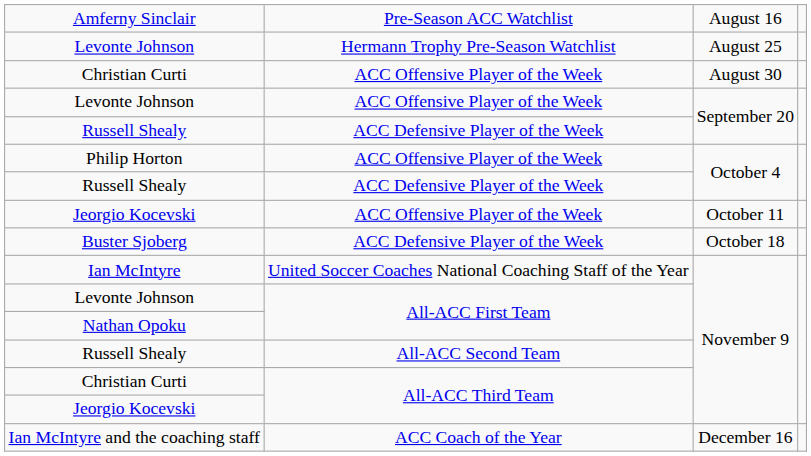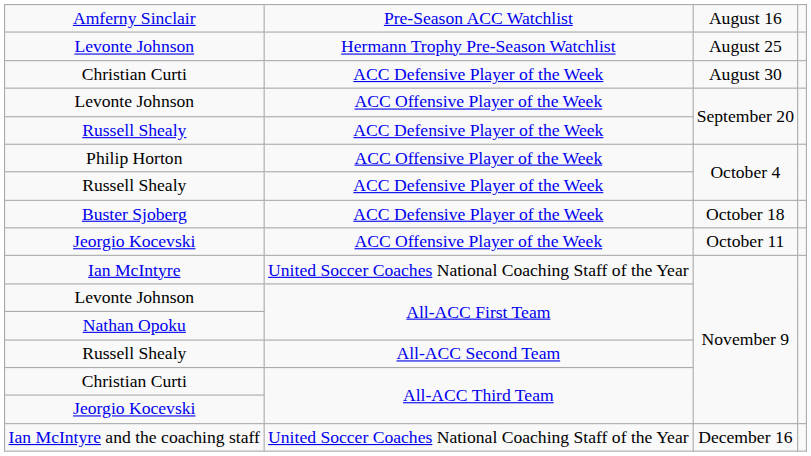(478, 74) ACC Offensive Player of the Week -> (478, 74) ACC Defensive Player of the Week
rows swapped: (134, 213) <-> (134, 241)
(478, 437) ACC Coach of the Year -> (478, 437) United Soccer Coaches National Coaching Staff of the Year
